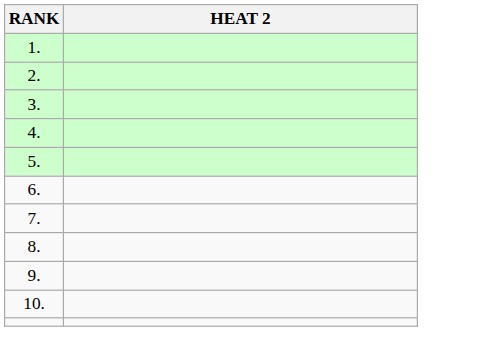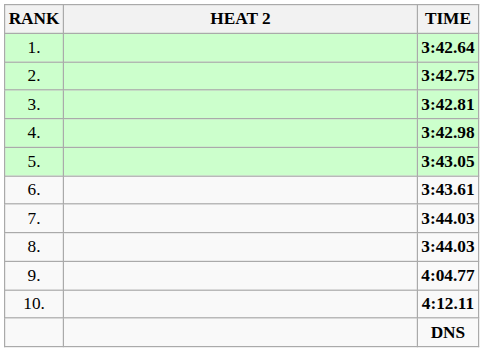+ column: (448, 19)
